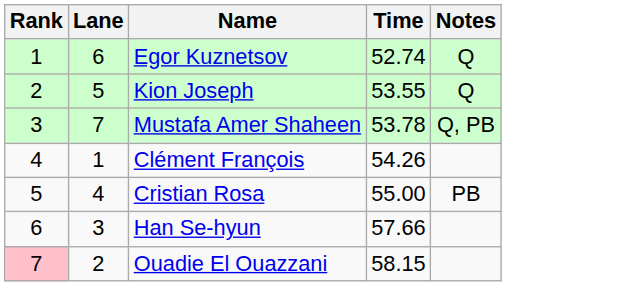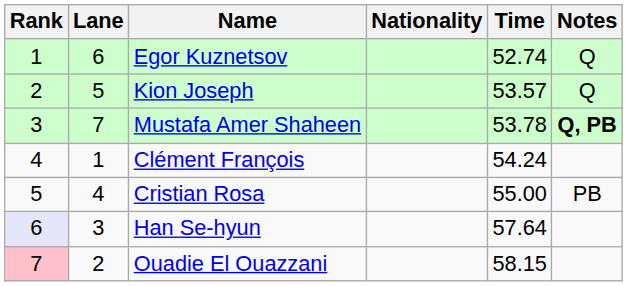+ column: (427, 21)
(398, 90) 53.55 -> (520, 90) 53.57
(466, 125) normal -> (587, 125) bold
(398, 159) 54.26 -> (520, 159) 54.24
(36, 228) no background -> (36, 228) lavender background
(398, 228) 57.66 -> (520, 228) 57.64
